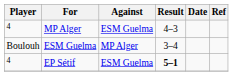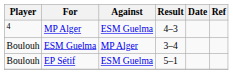(9, 60) 4 -> (23, 61) Boulouh
(171, 62) bold -> (171, 61) normal
